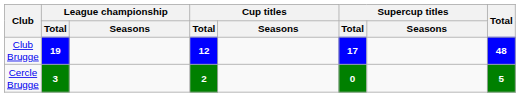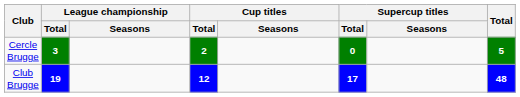rows swapped: (23, 78) <-> (23, 51)
